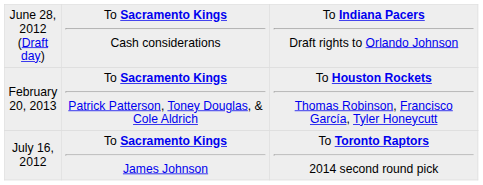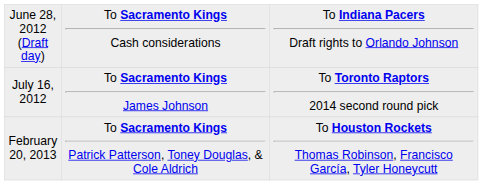rows swapped: (33, 155) <-> (33, 99)
